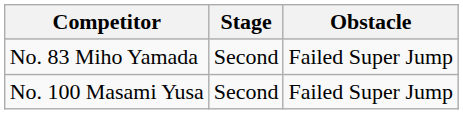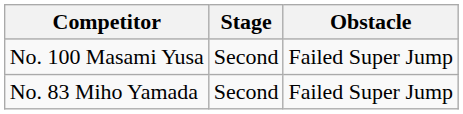rows swapped: (104, 56) <-> (107, 91)
